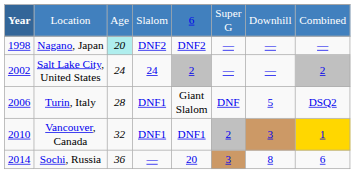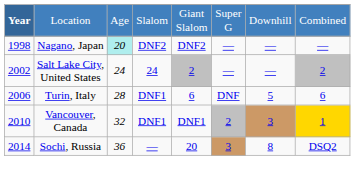(192, 20) 6 -> (192, 20) Giant Slalom
(192, 102) Giant Slalom -> (192, 96) 6
(323, 102) DSQ2 -> (323, 96) 6
(323, 159) 6 -> (323, 146) DSQ2
